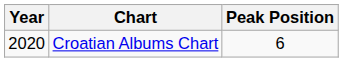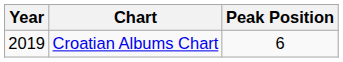(27, 43) 2020 -> (27, 43) 2019
